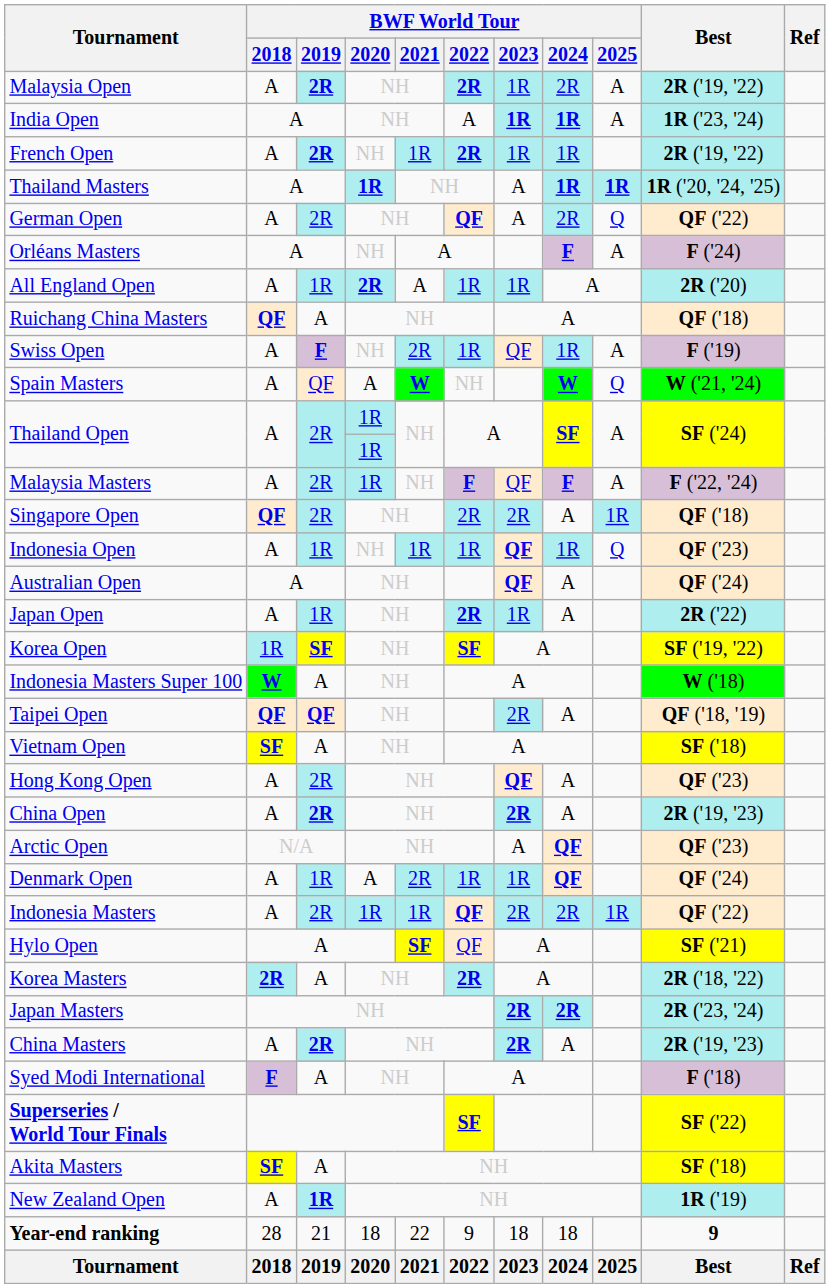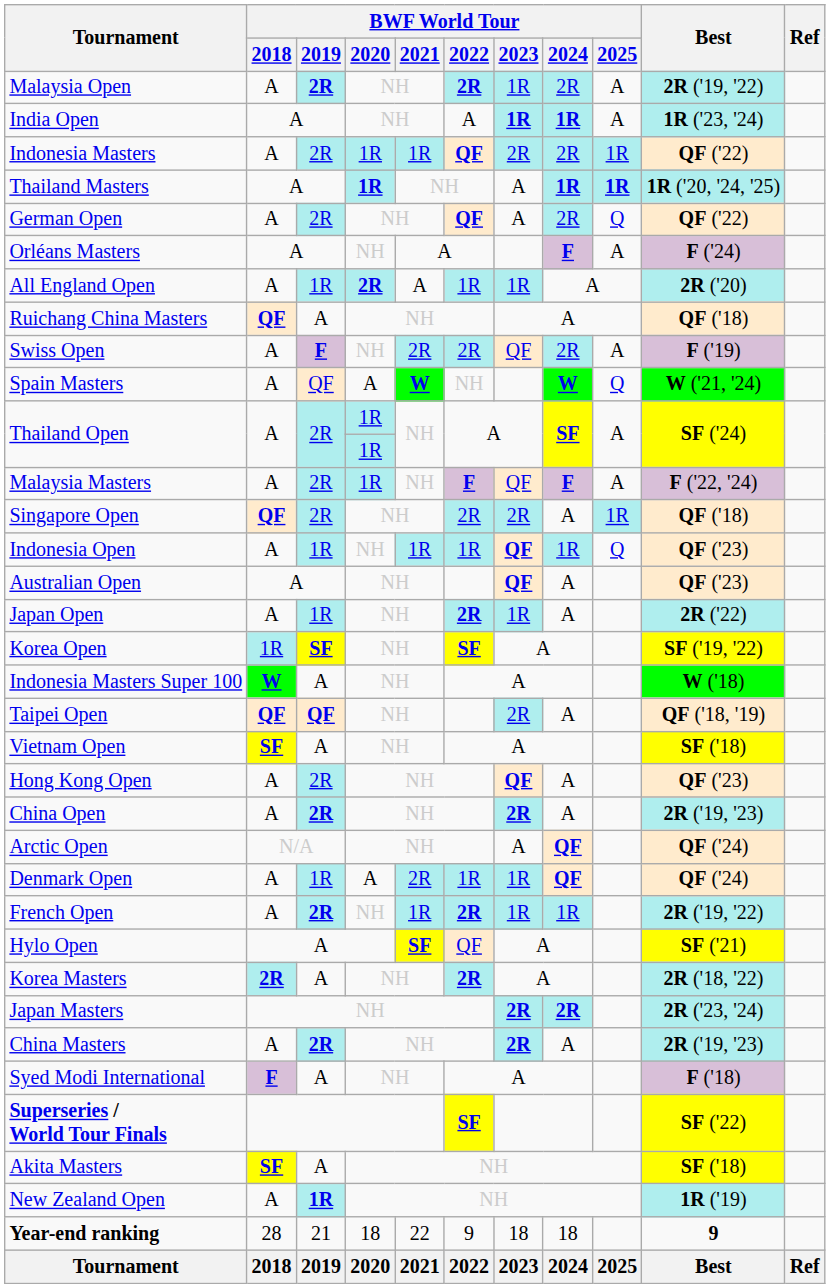rows swapped: (82, 912) <-> (61, 153)
(469, 351) 1R -> (469, 351) 2R
(568, 351) 1R -> (568, 351) 2R
(713, 582) QF ('24) -> (713, 582) QF ('23)
(713, 846) QF ('23) -> (713, 846) QF ('24)
